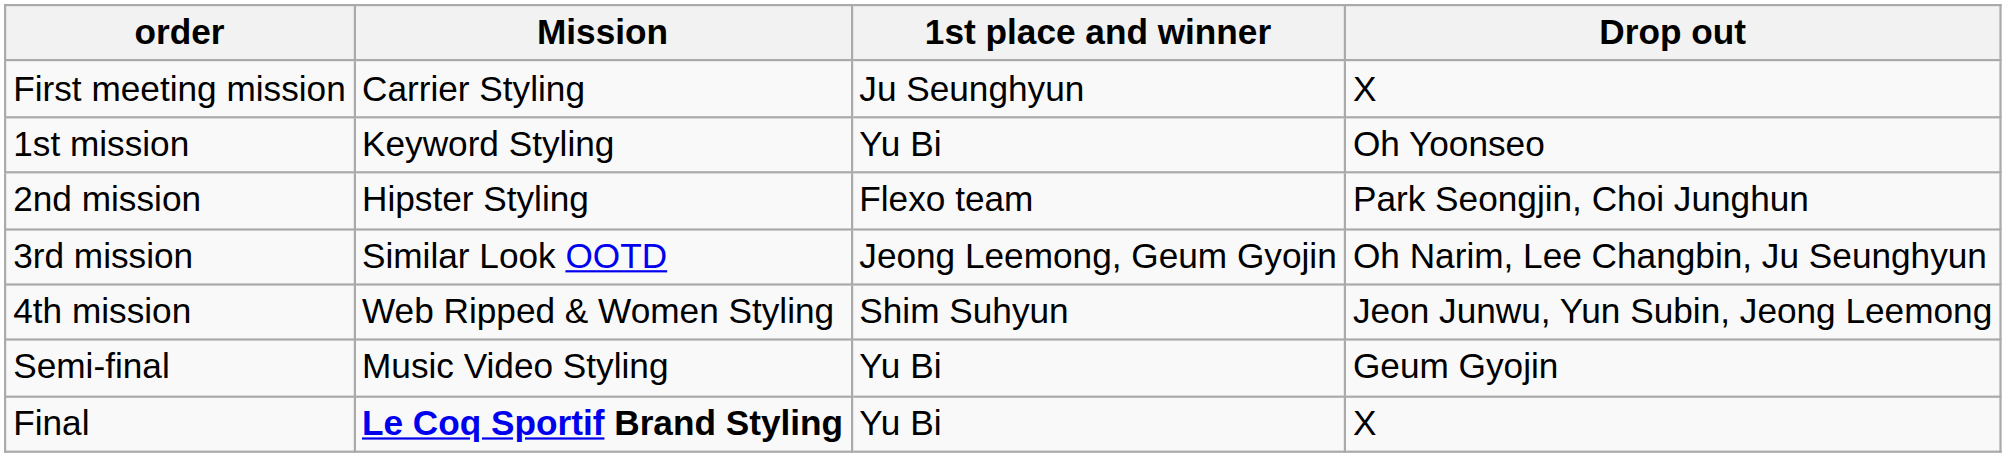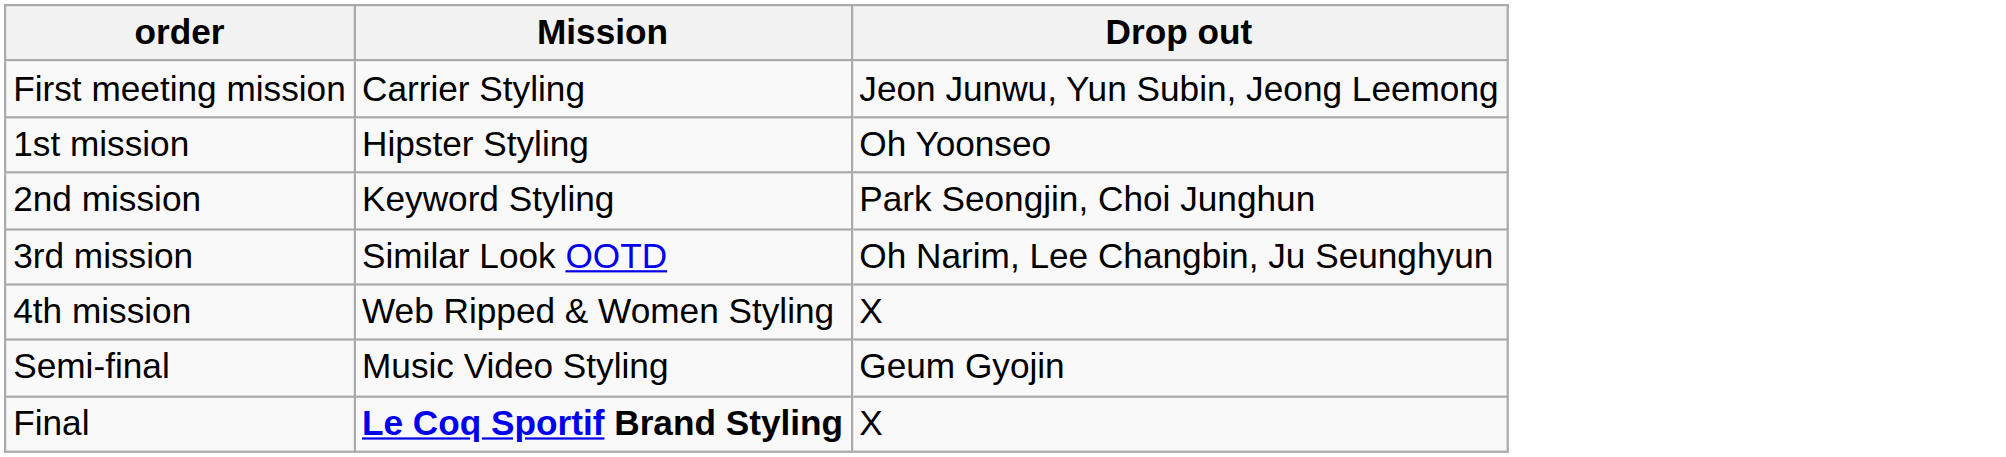- column: (1098, 32)
(1365, 88) X -> (1179, 88) Jeon Junwu, Yun Subin, Jeong Leemong
(488, 144) Keyword Styling -> (475, 144) Hipster Styling
(475, 199) Hipster Styling -> (488, 199) Keyword Styling
(1673, 311) Jeon Junwu, Yun Subin, Jeong Leemong -> (871, 311) X
